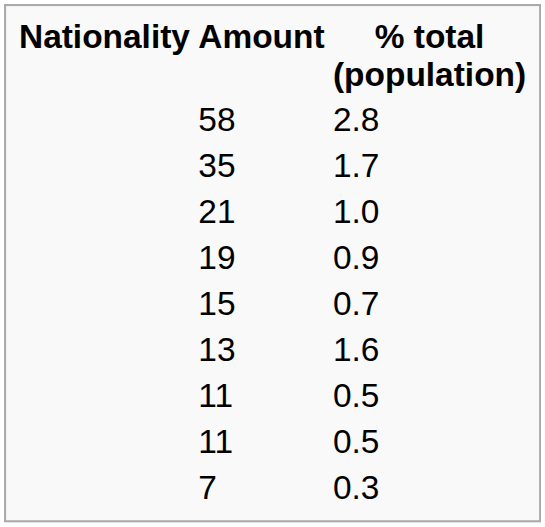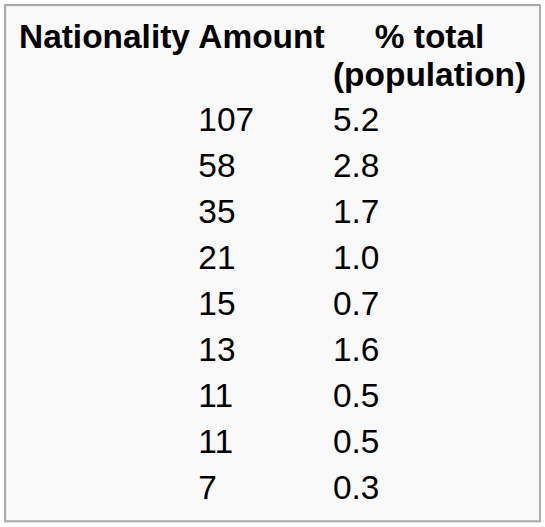+ row: (226, 120)
- row: (217, 258)
